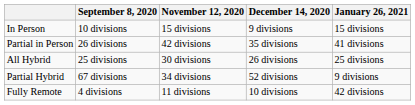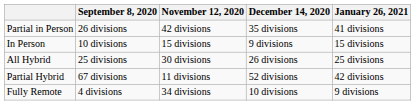rows swapped: (26, 28) <-> (40, 44)
(186, 76) 34 divisions -> (186, 76) 11 divisions
(357, 76) 9 divisions -> (359, 76) 42 divisions
(186, 92) 11 divisions -> (186, 92) 34 divisions
(359, 92) 42 divisions -> (357, 92) 9 divisions
